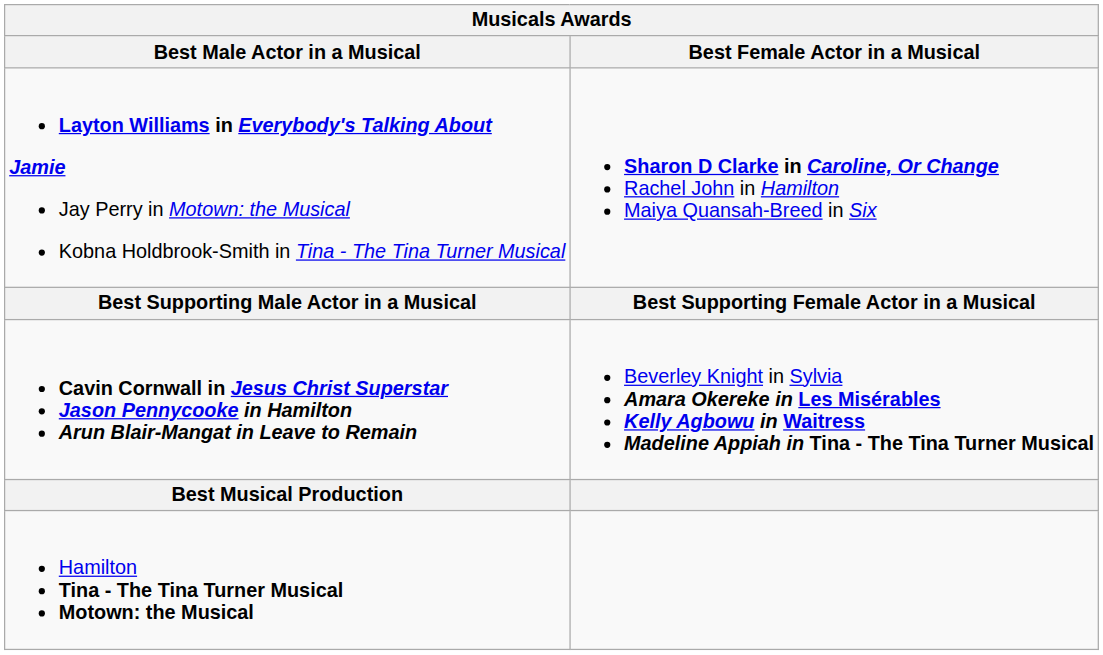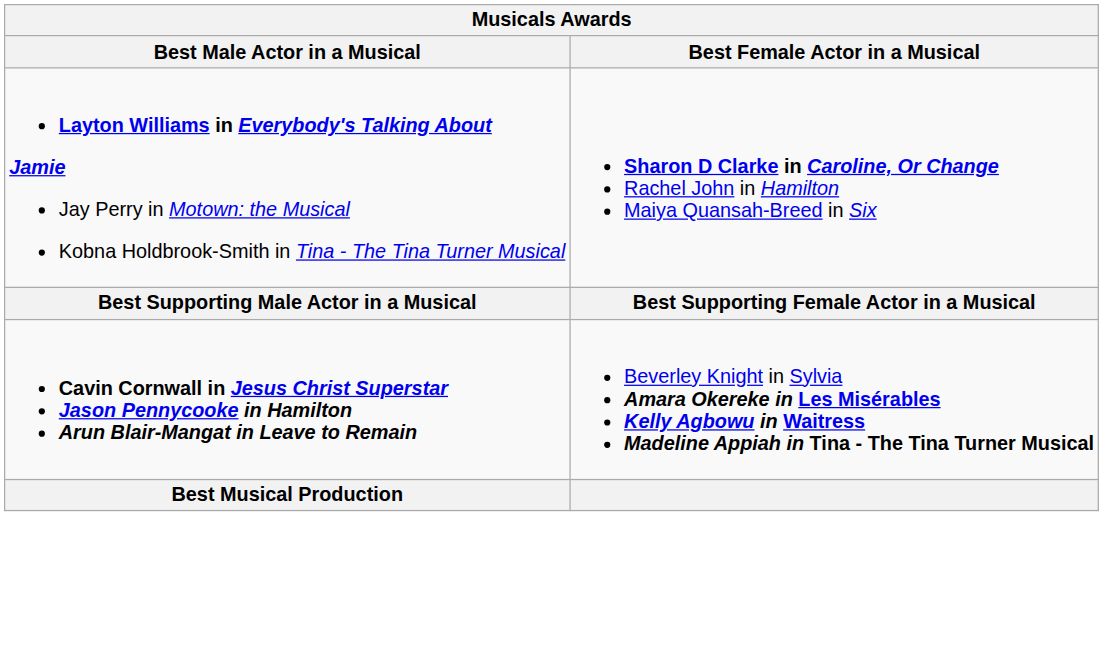- row: (287, 591)
